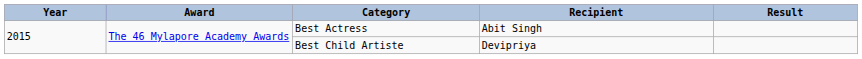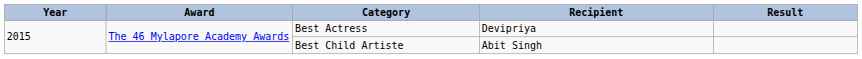(512, 29) Abit Singh -> (509, 29) Devipriya
(509, 45) Devipriya -> (512, 45) Abit Singh
